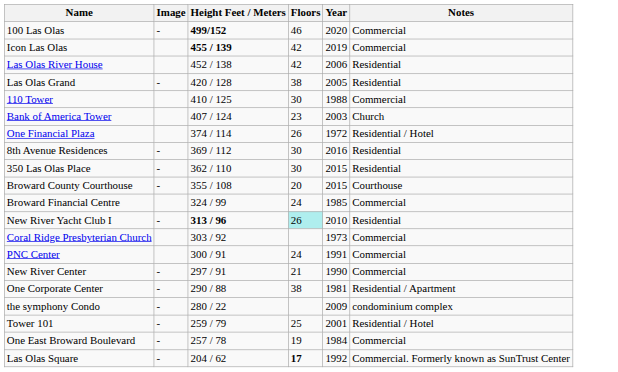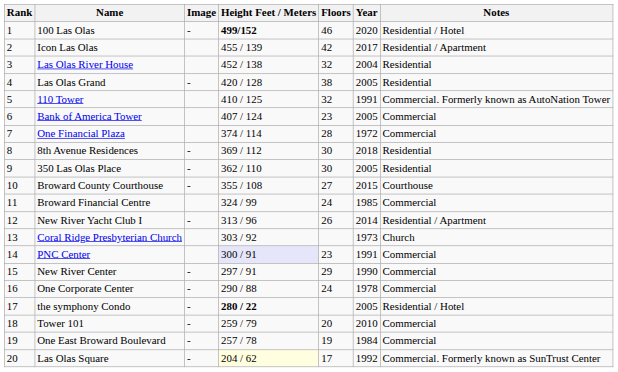+ column: (20, 13)
(379, 30) Commercial -> (423, 30) Residential / Hotel
(211, 47) bold -> (242, 47) normal
(336, 47) 2019 -> (367, 47) 2017
(379, 47) Commercial -> (434, 47) Residential / Apartment
(296, 64) 42 -> (327, 64) 32
(336, 64) 2006 -> (367, 64) 2004
(296, 99) 30 -> (327, 99) 32
(336, 99) 1988 -> (367, 99) 1991
(379, 99) Commercial -> (496, 99) Commercial. Formerly known as AutoNation Tower
(336, 116) 2003 -> (367, 116) 2005
(368, 116) Church -> (410, 116) Commercial
(296, 133) 26 -> (327, 133) 28
(393, 133) Residential / Hotel -> (410, 133) Commercial
(336, 151) 2016 -> (367, 151) 2018
(336, 168) 2015 -> (367, 168) 2005
(296, 185) 20 -> (327, 185) 27
(208, 220) bold -> (239, 220) normal
(296, 220) paleturquoise background -> (327, 220) no background
(336, 220) 2010 -> (367, 220) 2014
(377, 220) Residential -> (434, 220) Residential / Apartment
(379, 237) Commercial -> (399, 237) Church
(208, 254) no background -> (239, 254) lavender background
(296, 254) 24 -> (327, 254) 23
(296, 271) 21 -> (327, 271) 29
(296, 289) 38 -> (327, 289) 24
(336, 289) 1981 -> (367, 289) 1978
(404, 289) Residential / Apartment -> (410, 289) Commercial
(208, 306) normal -> (239, 306) bold
(336, 306) 2009 -> (367, 306) 2005
(403, 306) condominium complex -> (423, 306) Residential / Hotel
(296, 323) 25 -> (327, 323) 20
(336, 323) 2001 -> (367, 323) 2010
(393, 323) Residential / Hotel -> (410, 323) Commercial
(208, 358) no background -> (239, 358) lightyellow background
(296, 358) bold -> (327, 358) normal
